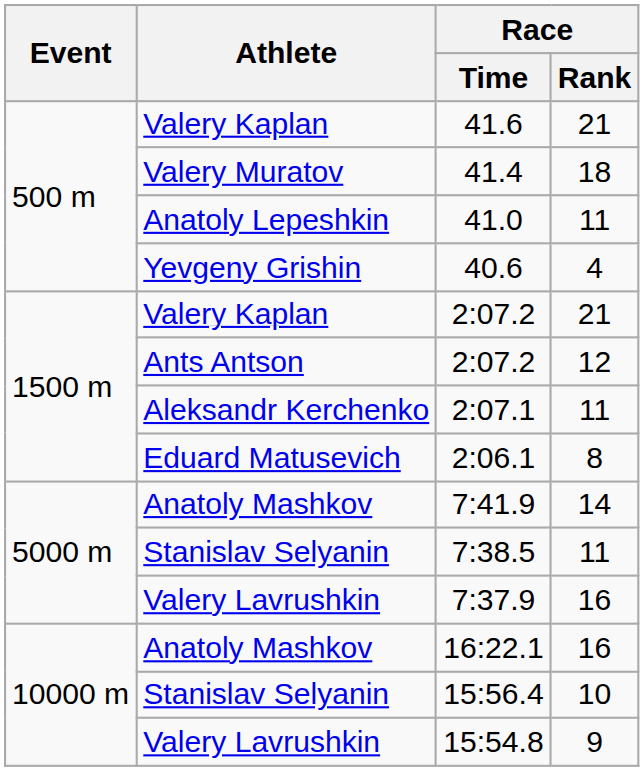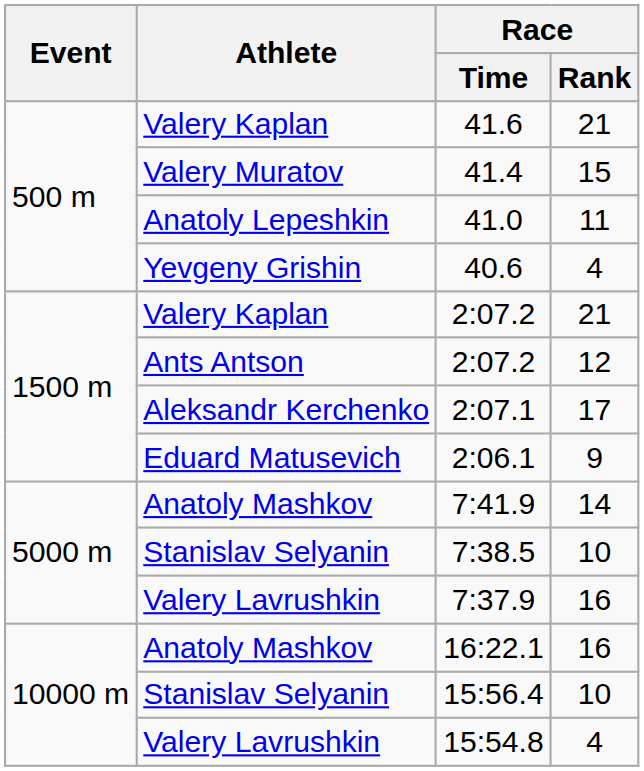(595, 172) 18 -> (595, 172) 15
(595, 410) 11 -> (595, 410) 17
(595, 457) 8 -> (595, 457) 9
(595, 552) 11 -> (595, 552) 10
(595, 742) 9 -> (595, 742) 4
